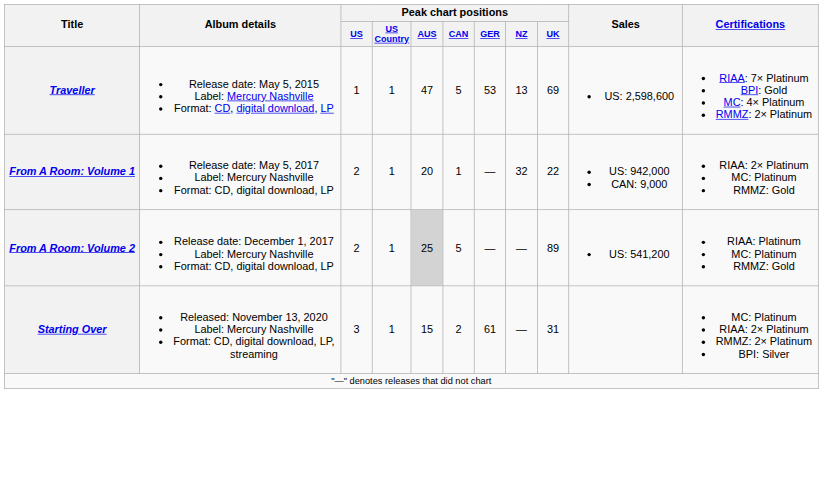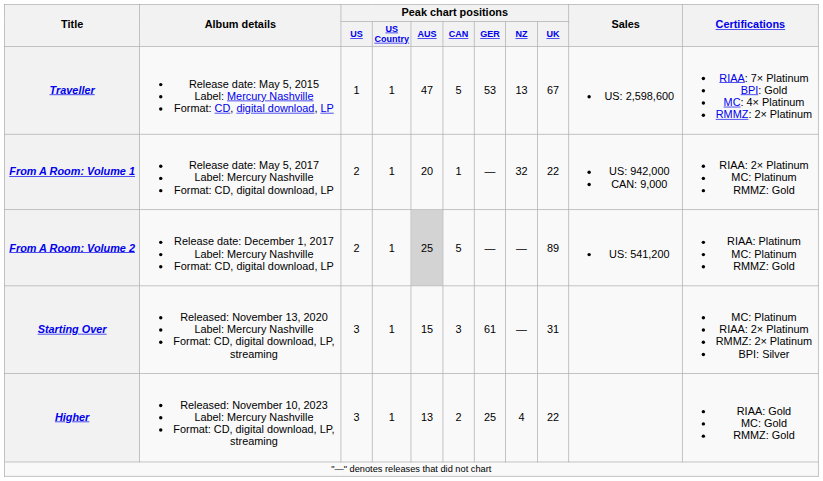(553, 90) 69 -> (553, 90) 67
(459, 329) 2 -> (459, 329) 3
+ row: (72, 417)
